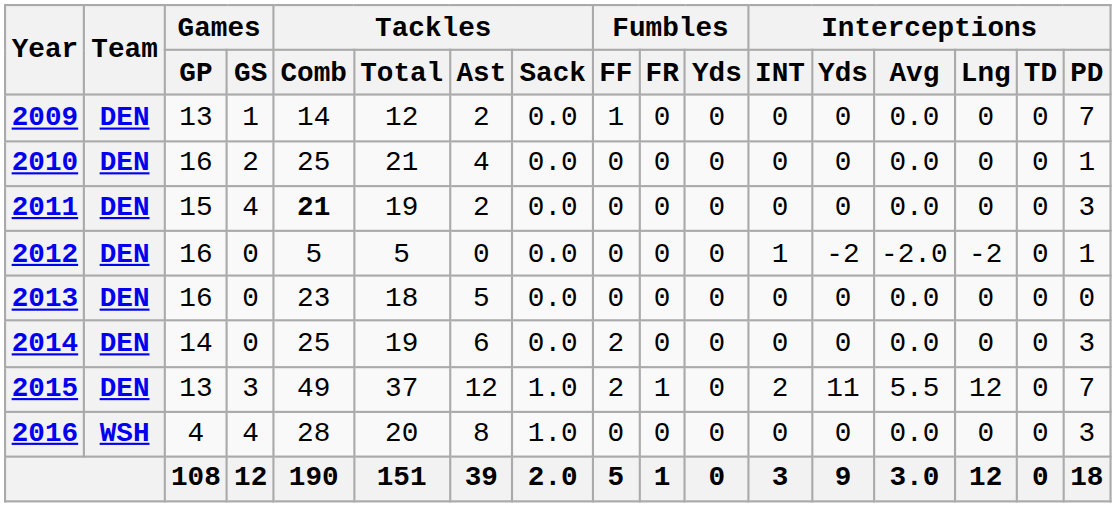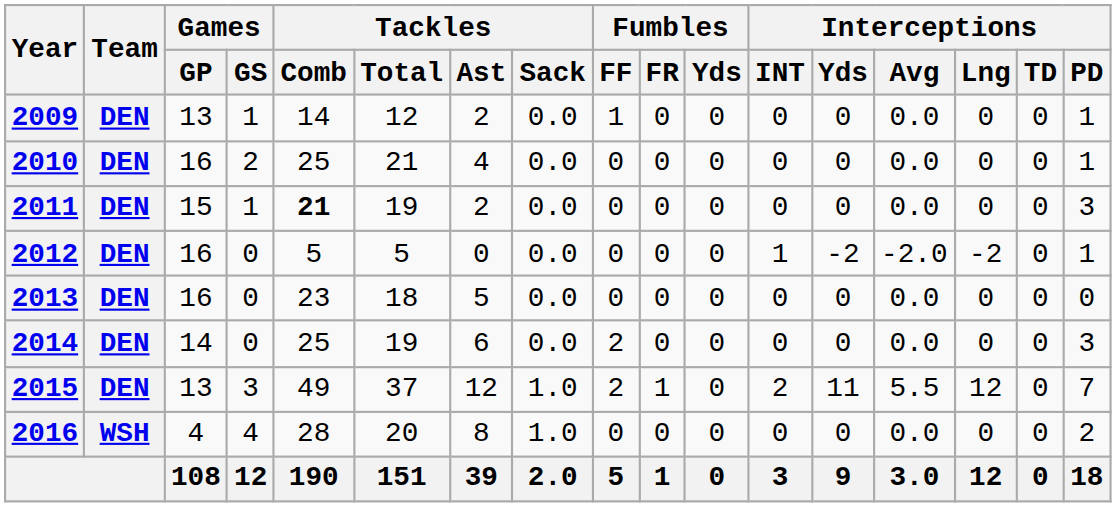(1087, 118) 7 -> (1087, 118) 1
(251, 208) 4 -> (251, 208) 1
(1087, 434) 3 -> (1087, 434) 2
